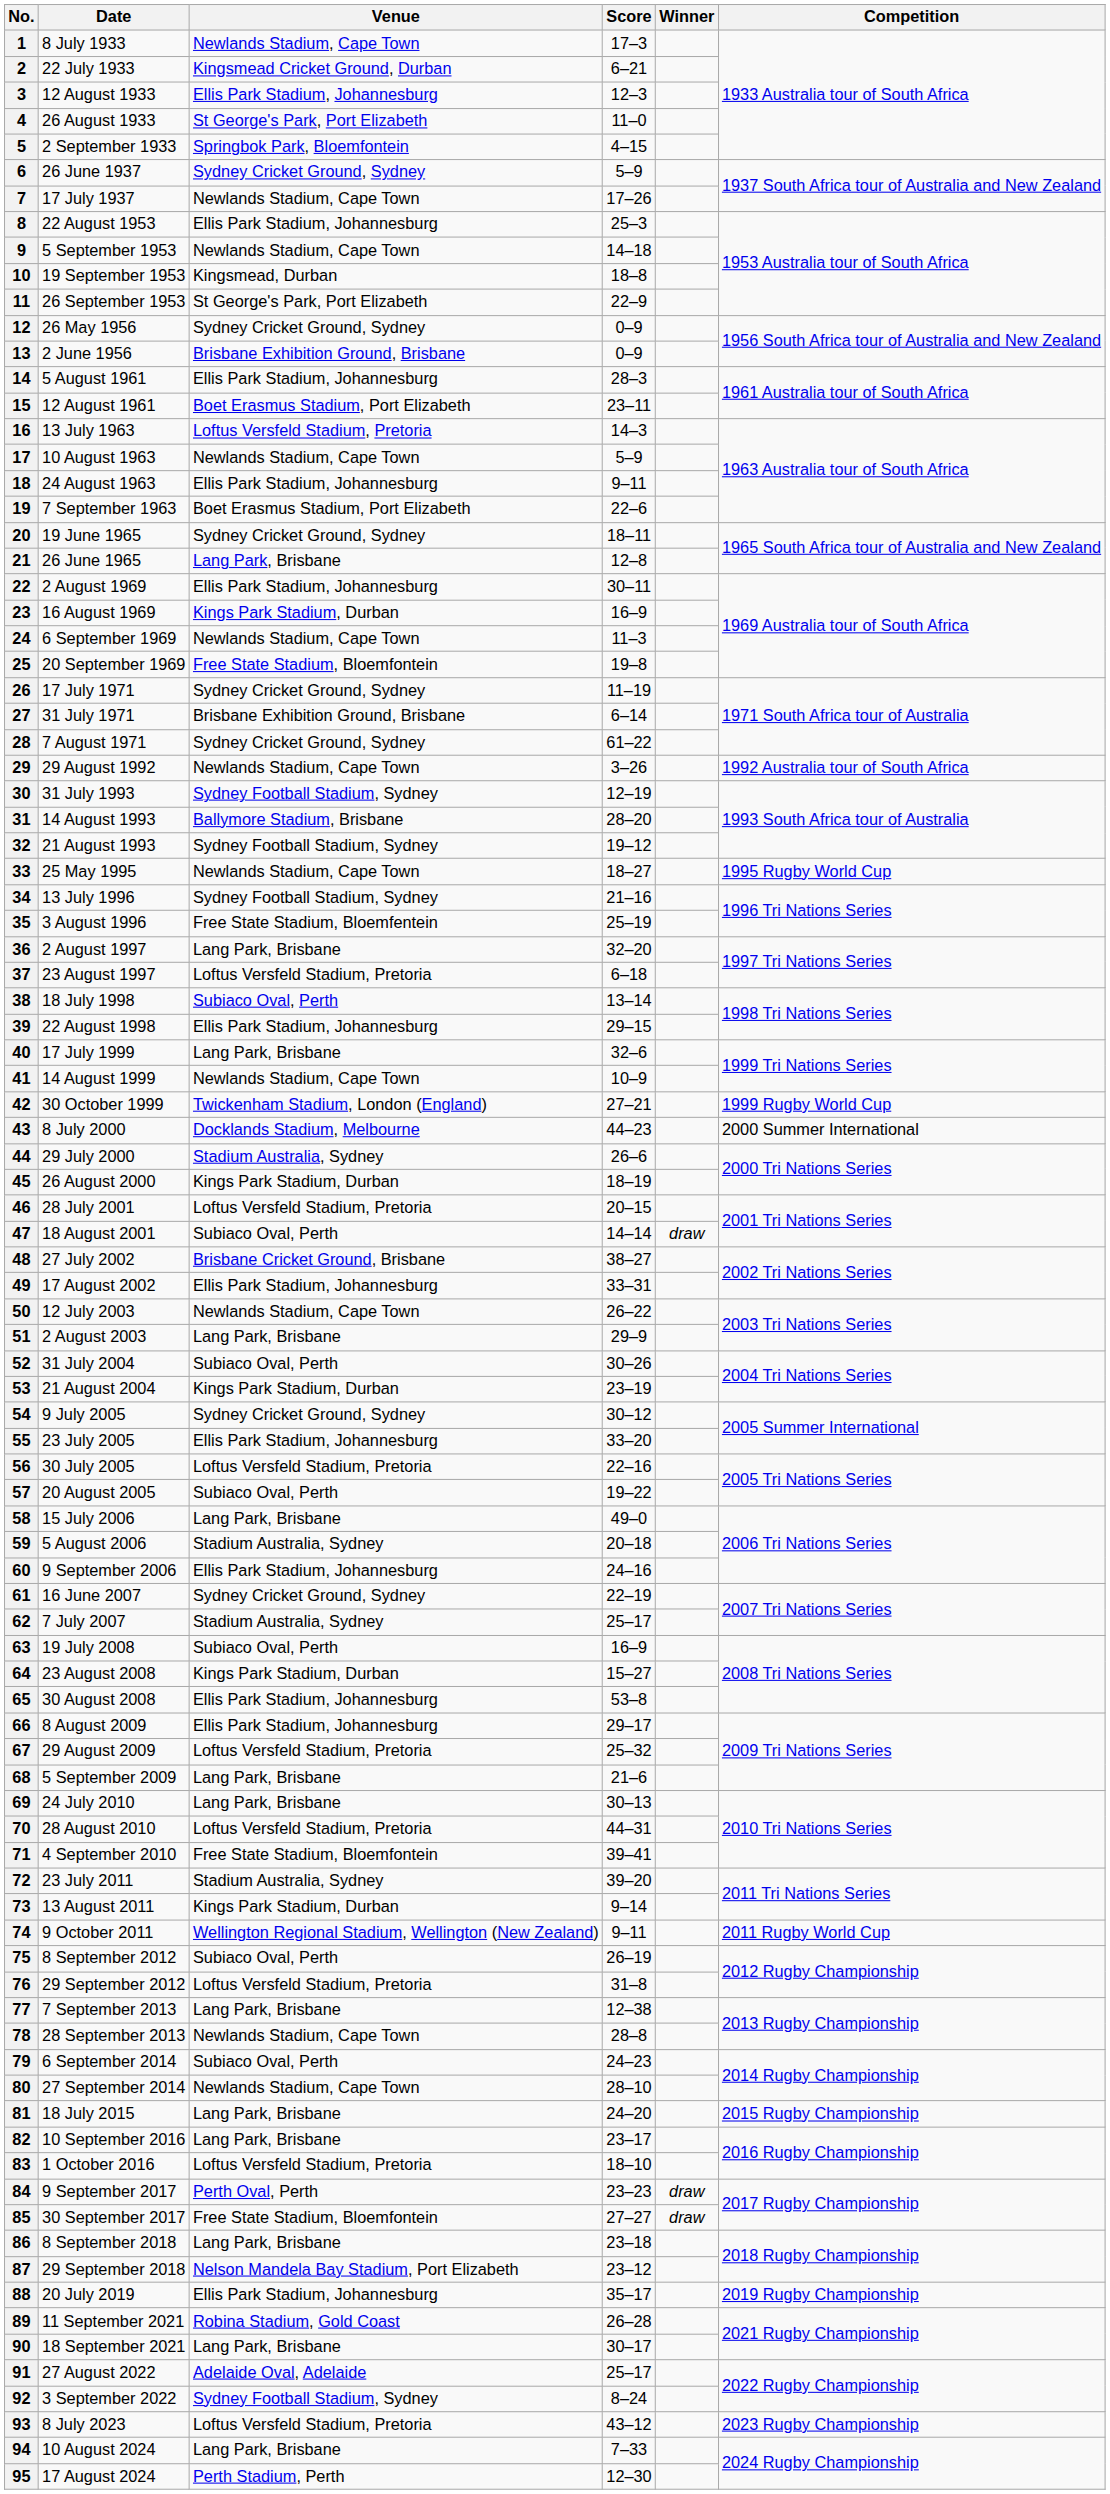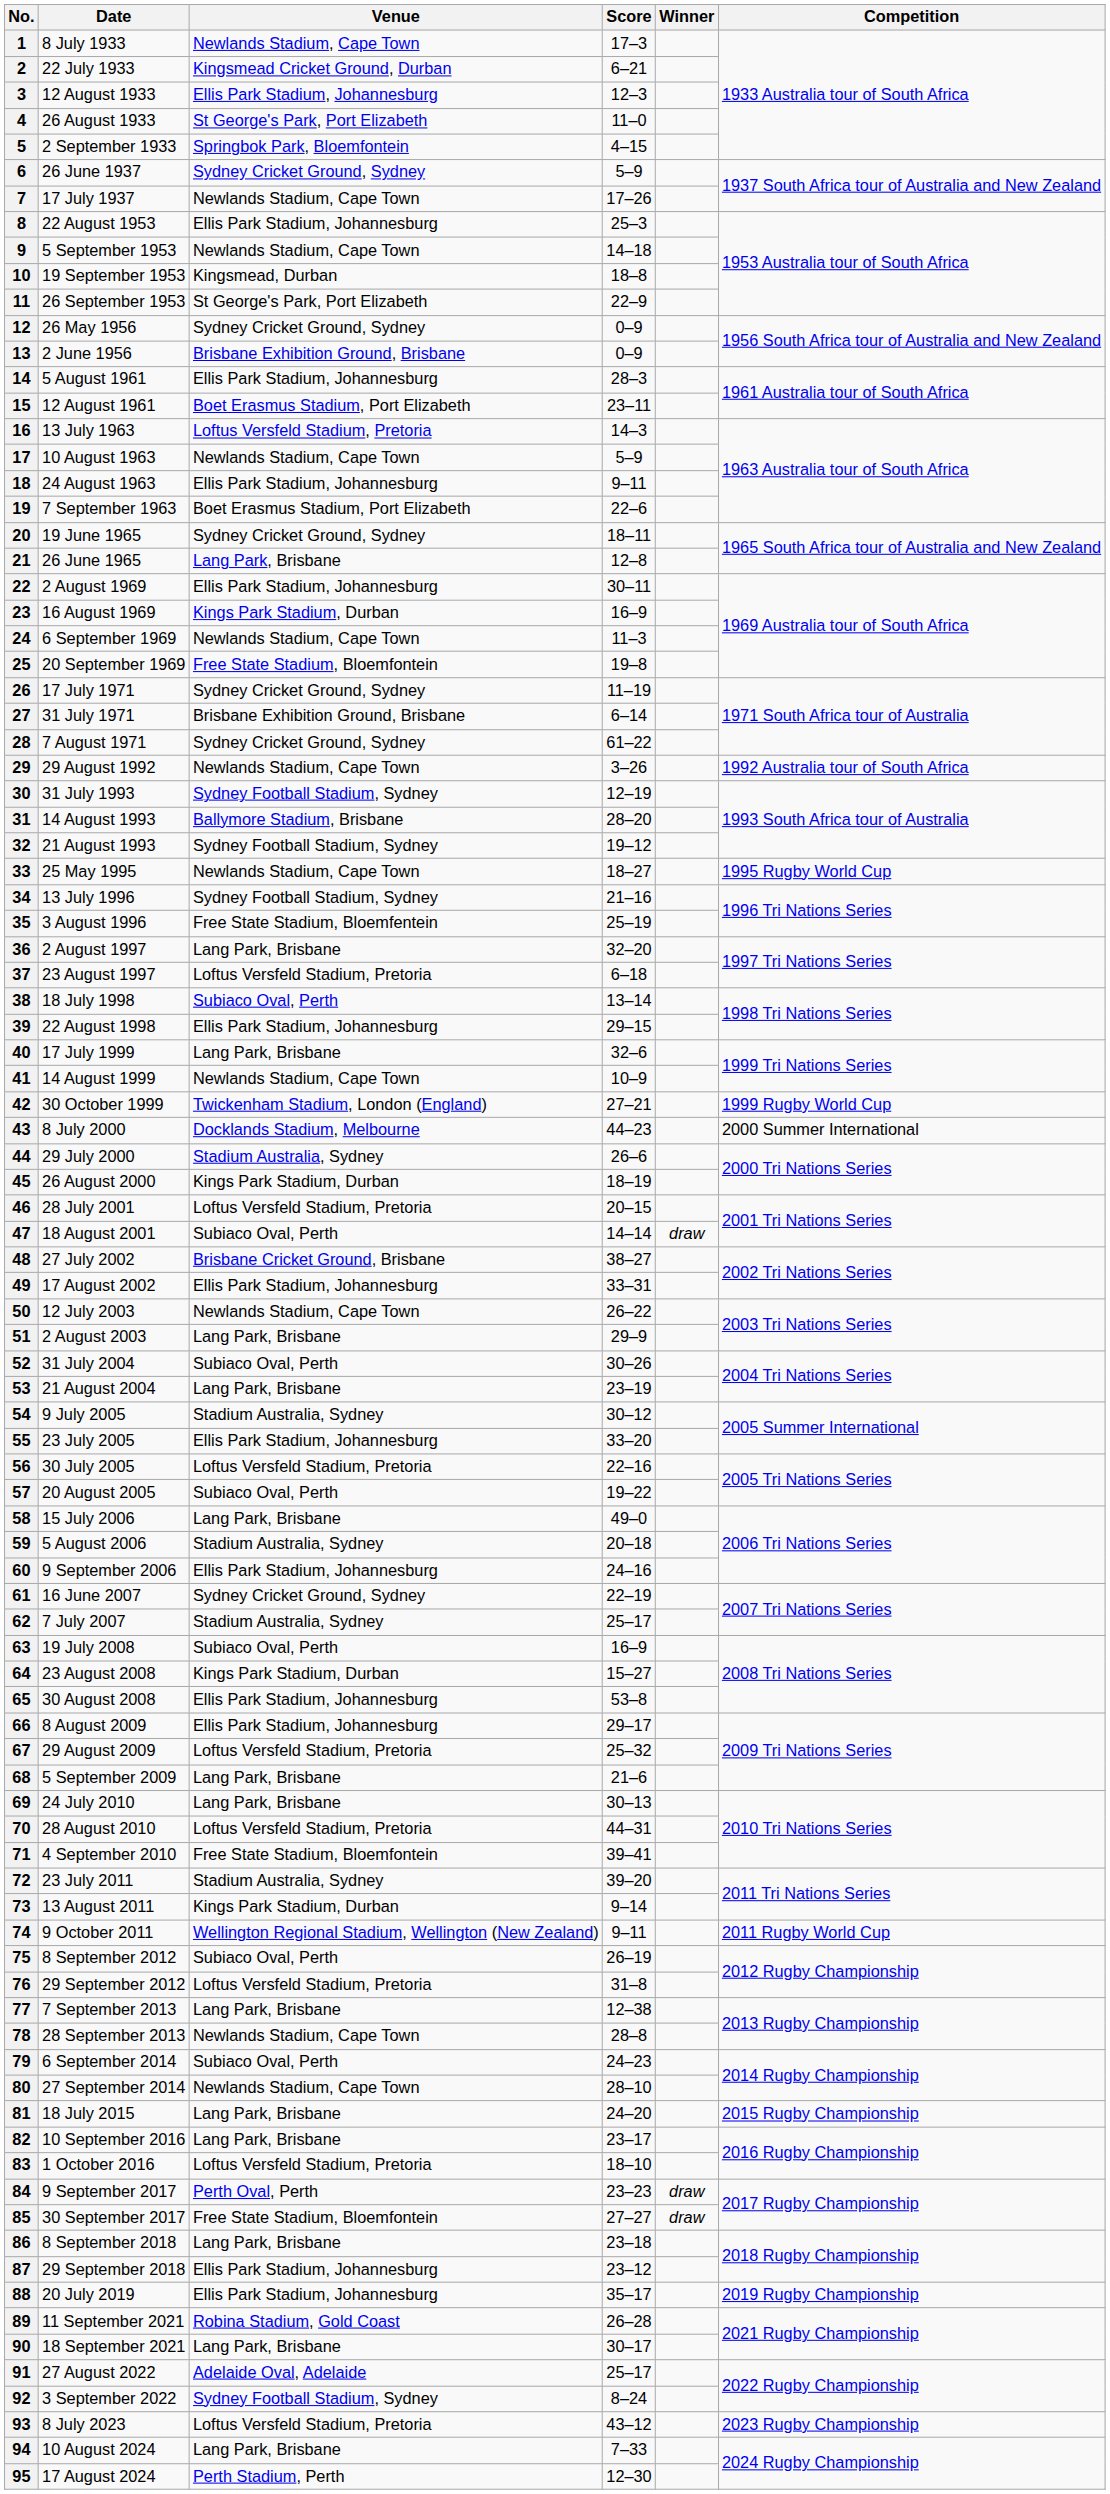(296, 1389) Kings Park Stadium, Durban -> (267, 1389) Lang Park, Brisbane
(309, 1415) Sydney Cricket Ground, Sydney -> (288, 1415) Stadium Australia, Sydney
(356, 2269) Nelson Mandela Bay Stadium, Port Elizabeth -> (315, 2269) Ellis Park Stadium, Johannesburg
